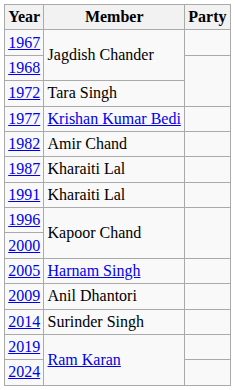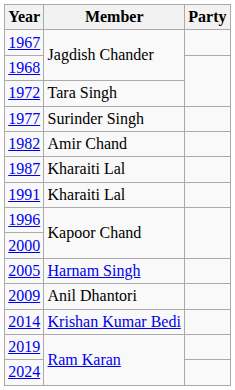(114, 118) Krishan Kumar Bedi -> (96, 118) Surinder Singh
(96, 321) Surinder Singh -> (114, 321) Krishan Kumar Bedi
